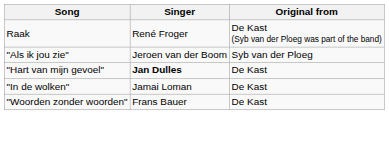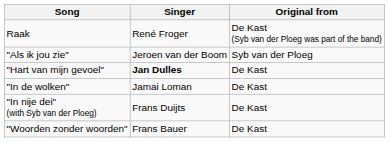+ row: (52, 107)
